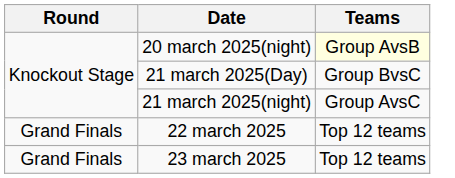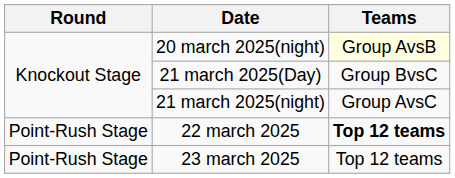(71, 131) Grand Finals -> (78, 131) Point-Rush Stage
(373, 131) normal -> (389, 131) bold
(71, 159) Grand Finals -> (78, 159) Point-Rush Stage
